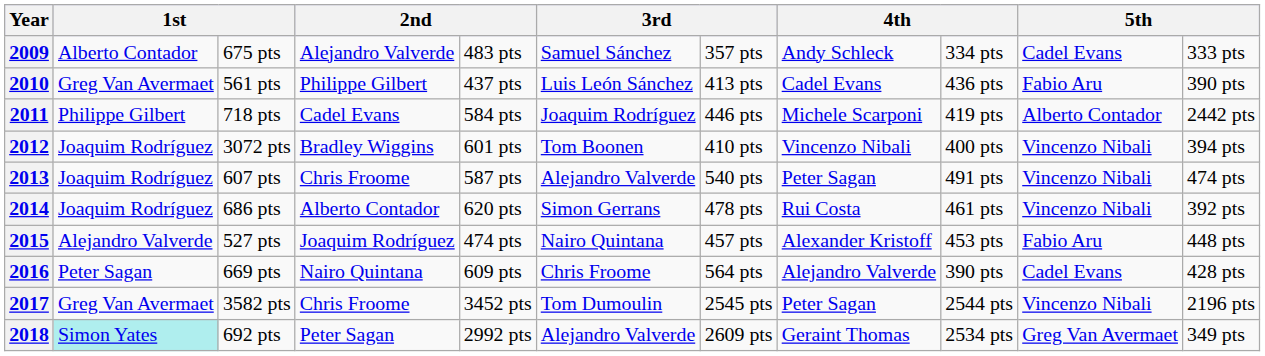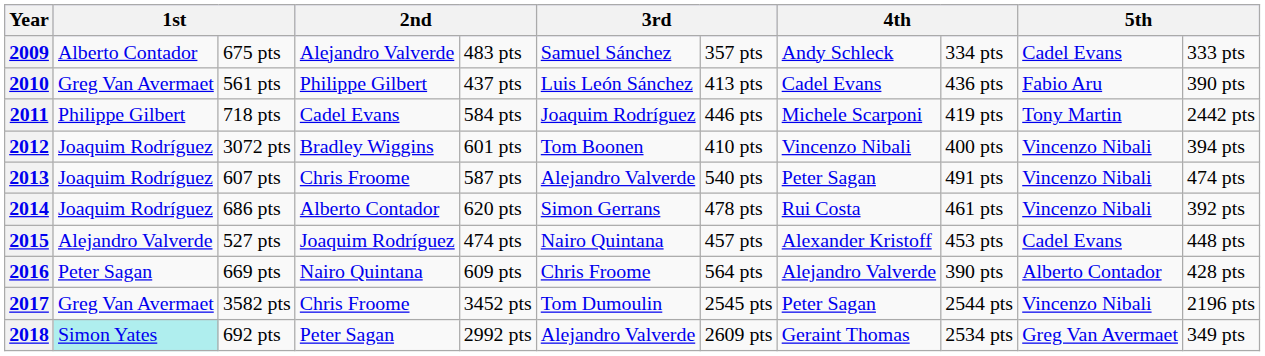(1092, 114) Alberto Contador -> (1072, 114) Tony Martin
(1062, 240) Fabio Aru -> (1072, 240) Cadel Evans
(1072, 271) Cadel Evans -> (1092, 271) Alberto Contador
